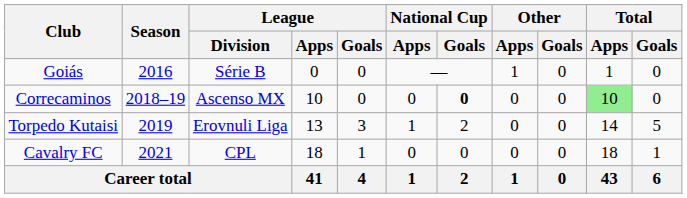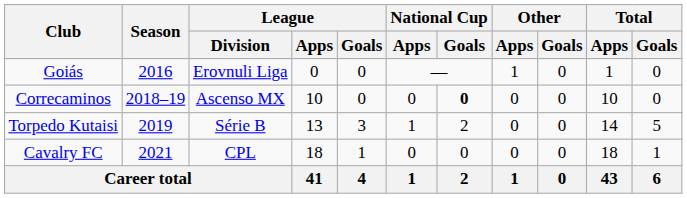(240, 71) Série B -> (240, 71) Erovnuli Liga
(609, 98) lightgreen background -> (609, 98) no background
(240, 125) Erovnuli Liga -> (240, 125) Série B
